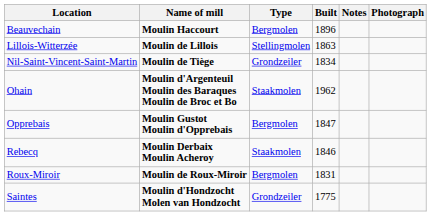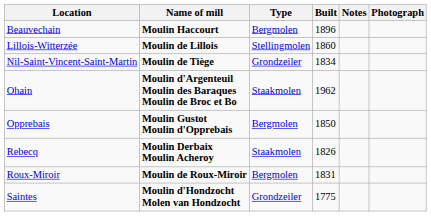(325, 45) 1863 -> (325, 45) 1860
(325, 124) 1847 -> (325, 124) 1850
(325, 152) 1846 -> (325, 152) 1826
